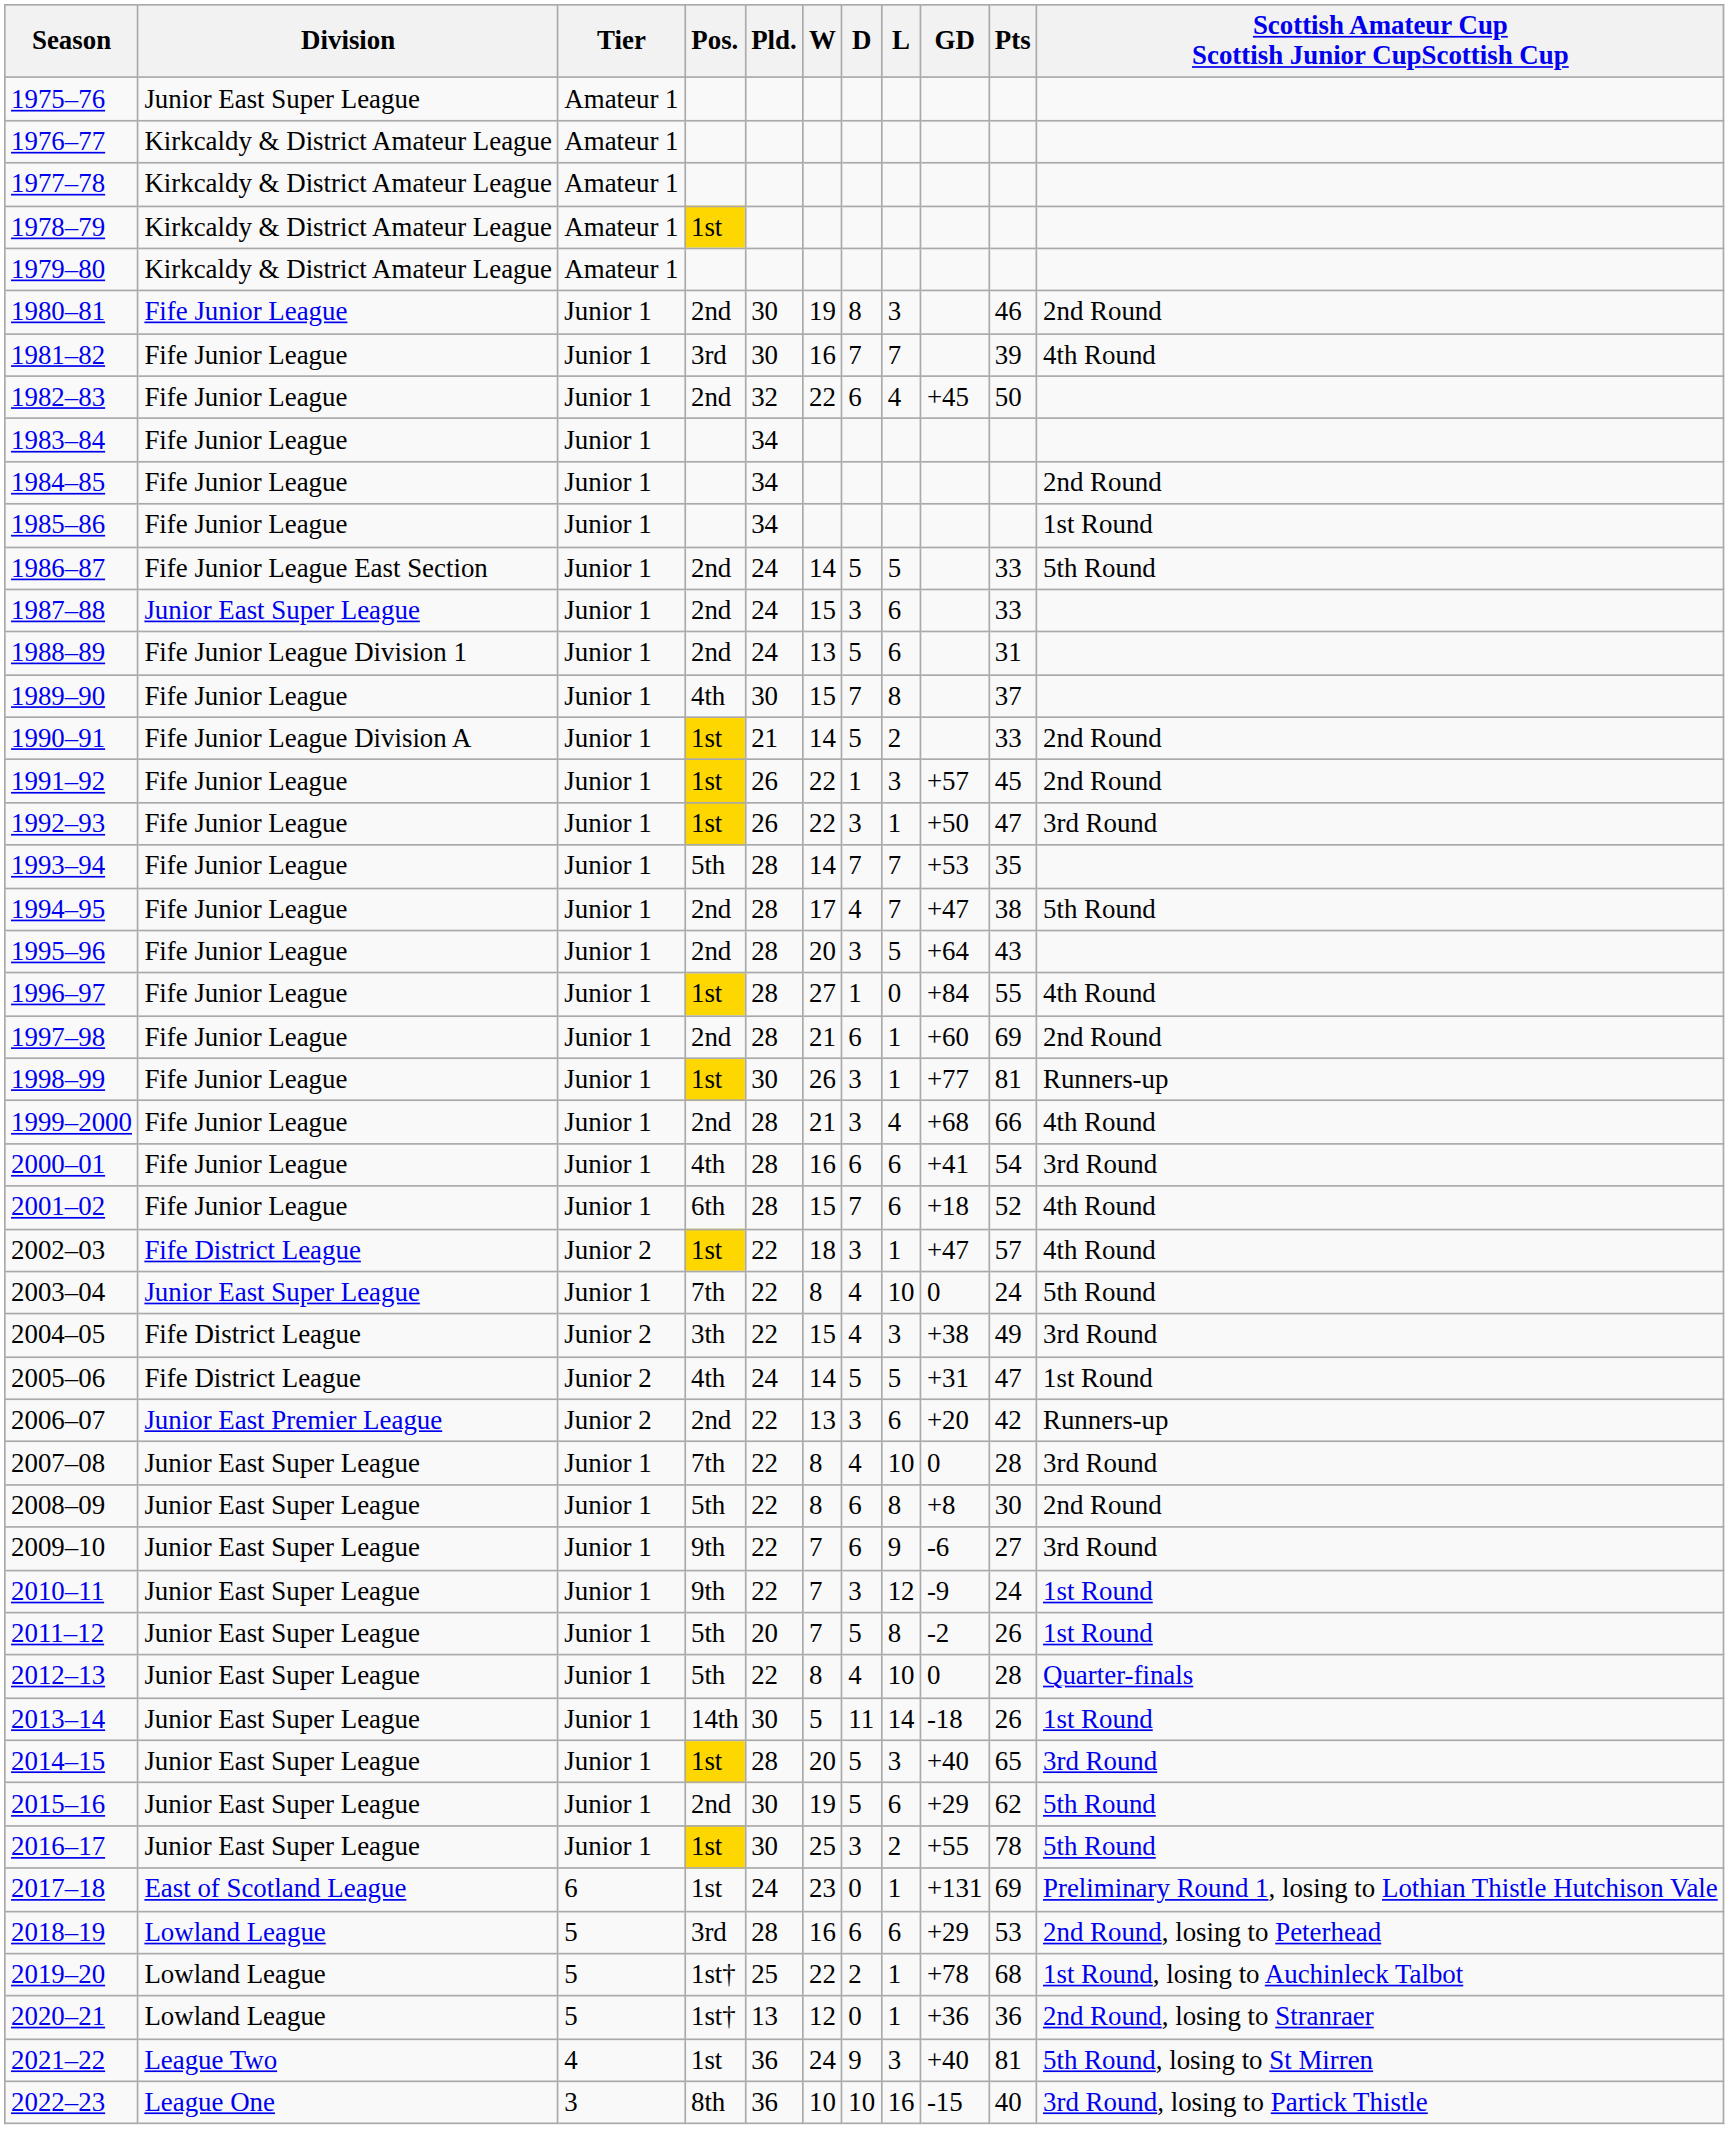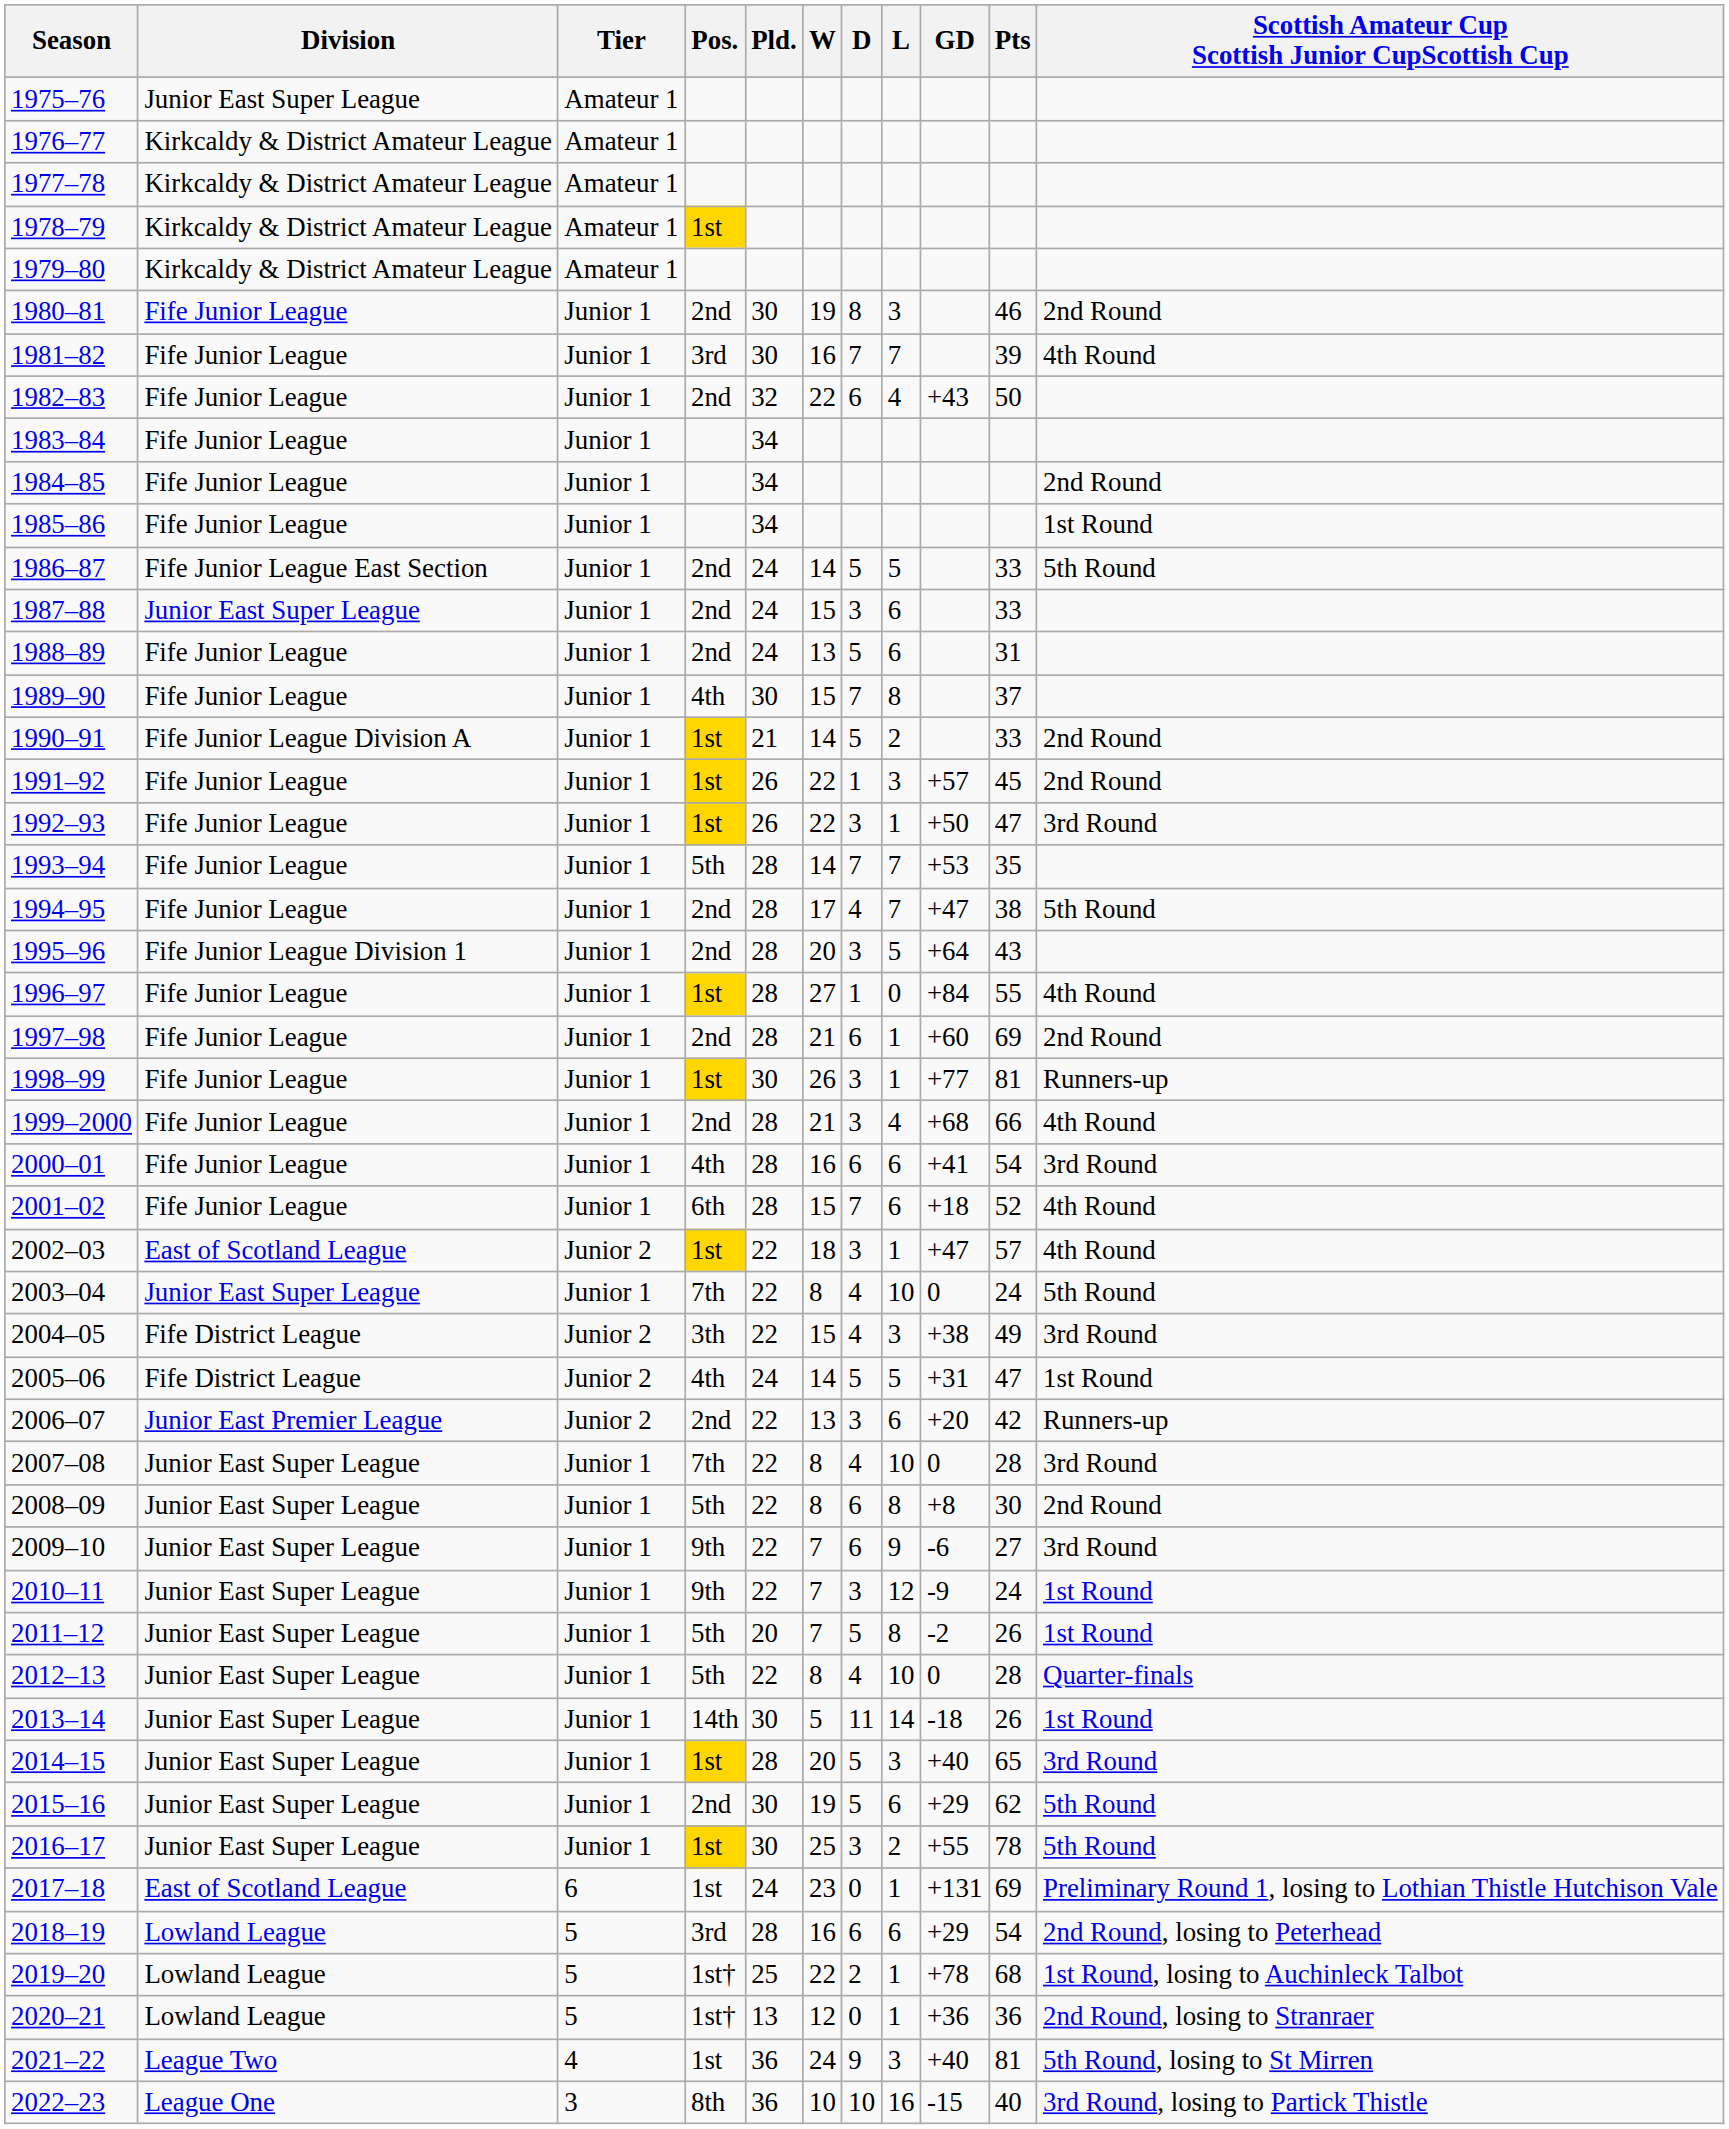(948, 397) +45 -> (948, 397) +43
(306, 652) Fife Junior League Division 1 -> (246, 652) Fife Junior League
(246, 951) Fife Junior League -> (306, 951) Fife Junior League Division 1
(253, 1249) Fife District League -> (275, 1249) East of Scotland League
(1008, 1931) 53 -> (1008, 1931) 54
